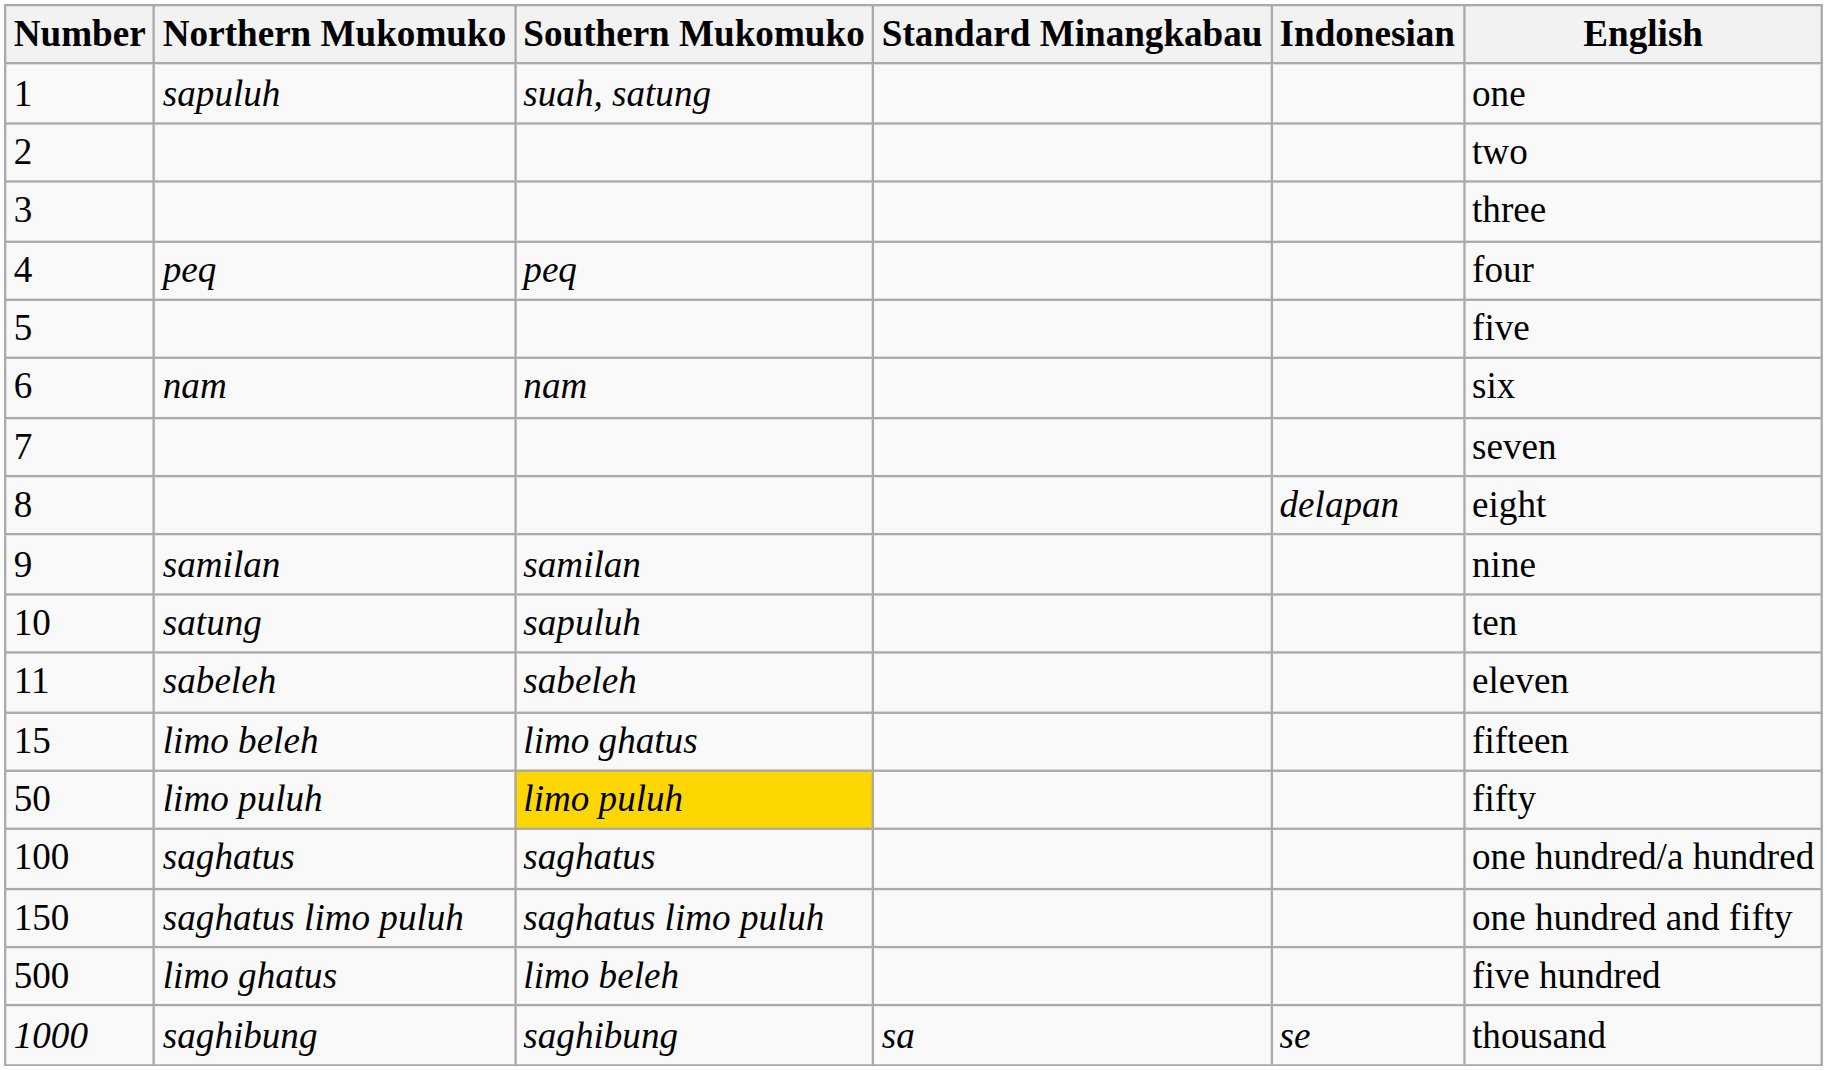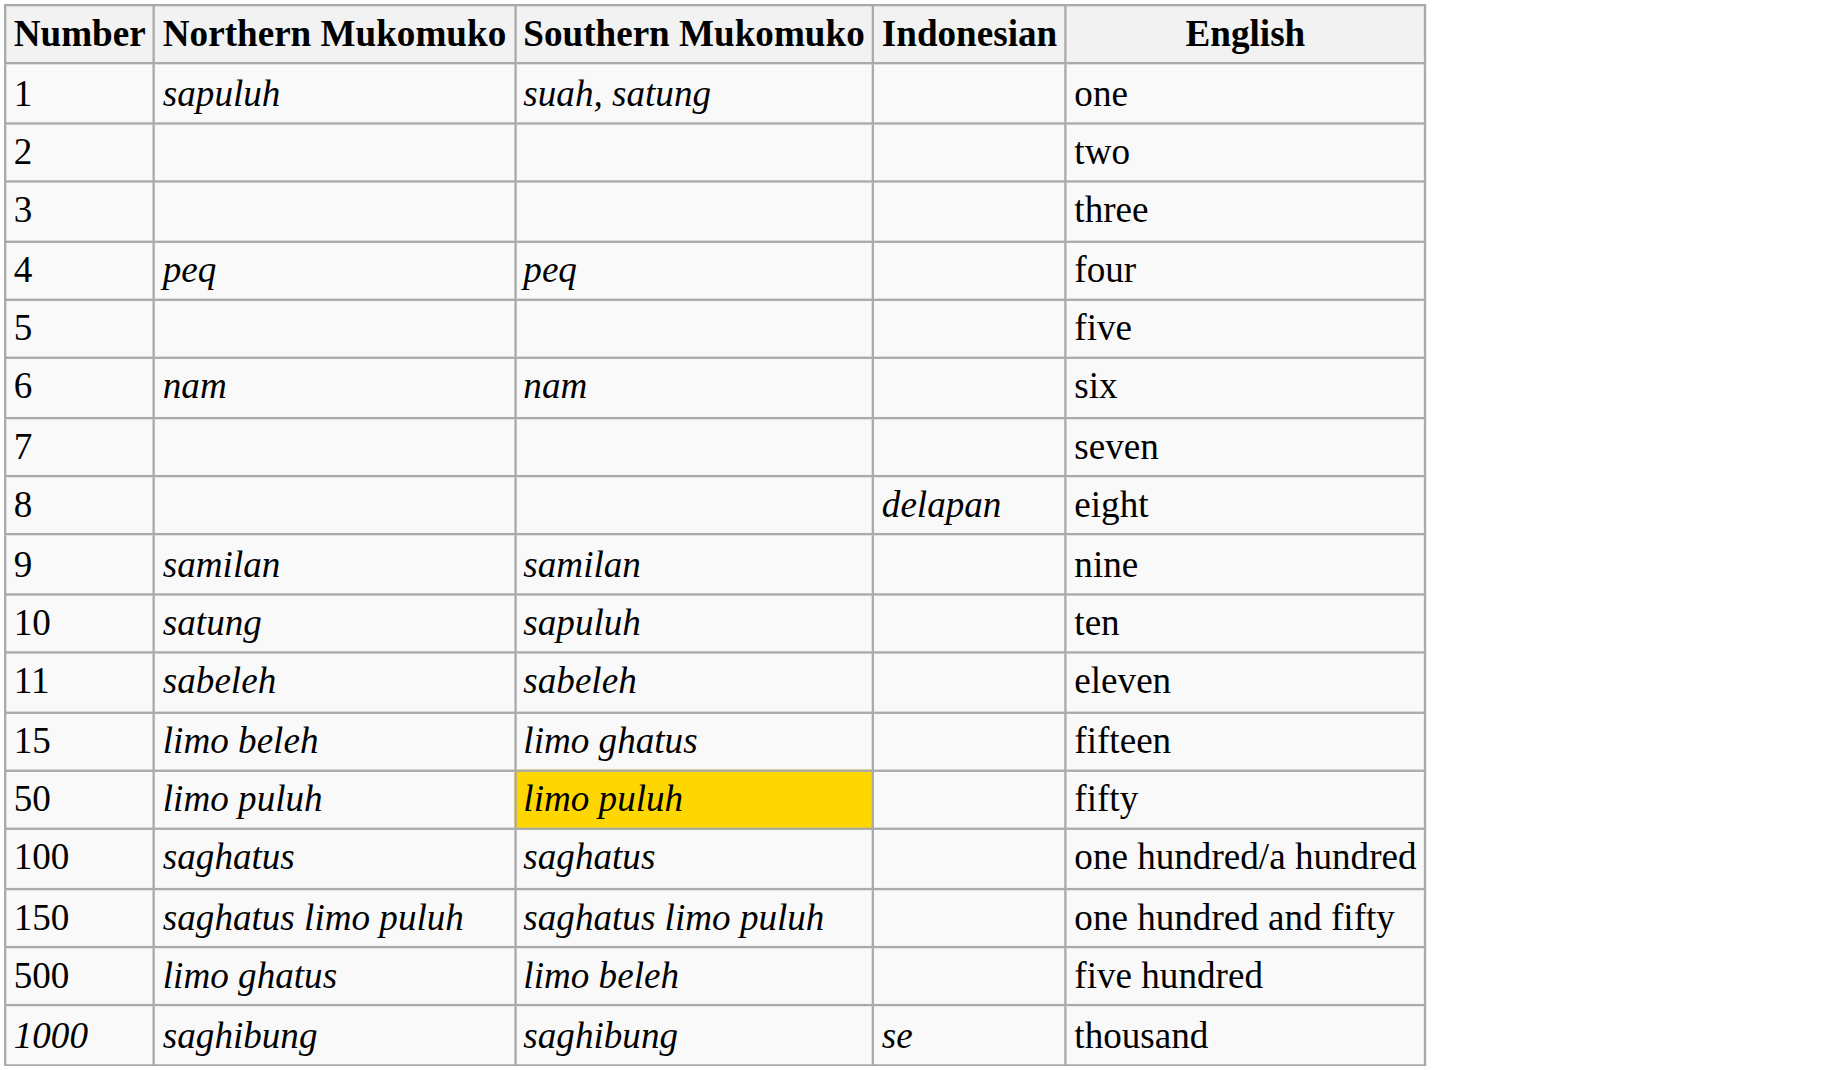- column: (1072, 33)
